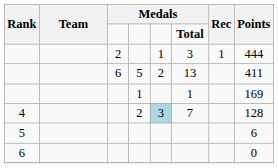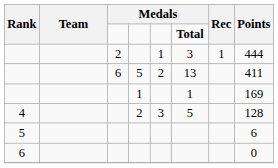(161, 113) lightblue background -> (161, 113) no background
(190, 113) 7 -> (190, 113) 5
